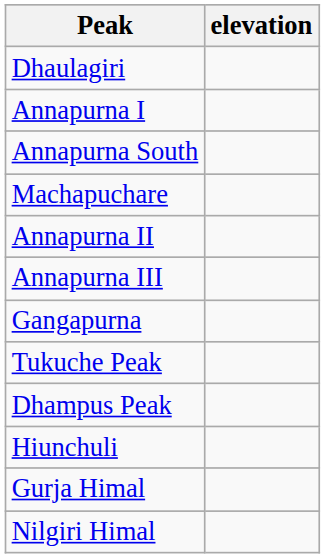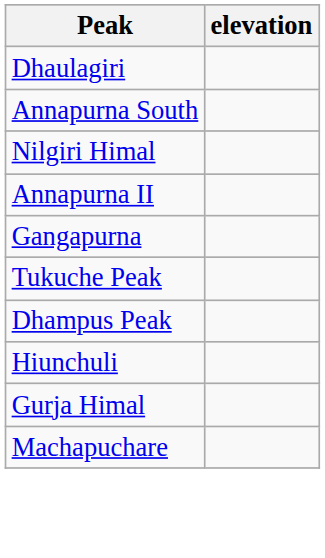- row: (78, 109)
rows swapped: (90, 194) <-> (84, 531)
- row: (87, 278)
